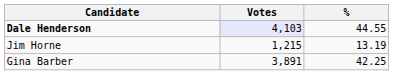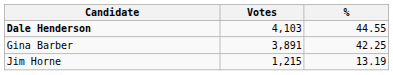(287, 29) lavender background -> (287, 29) no background
rows swapped: (40, 61) <-> (34, 45)
